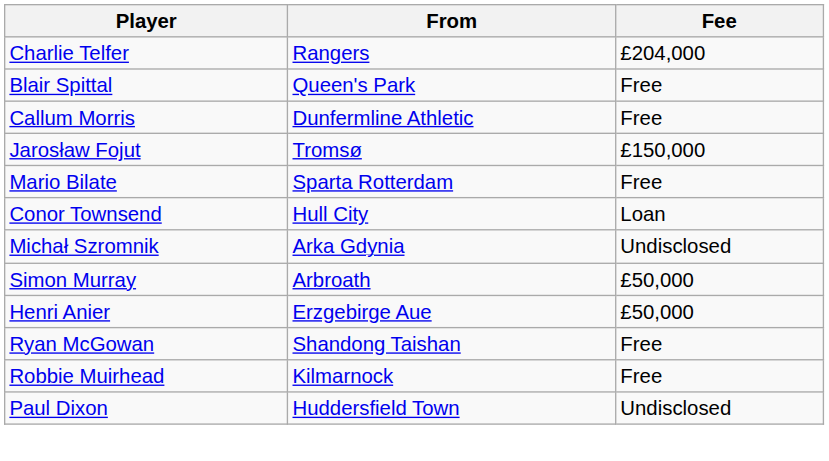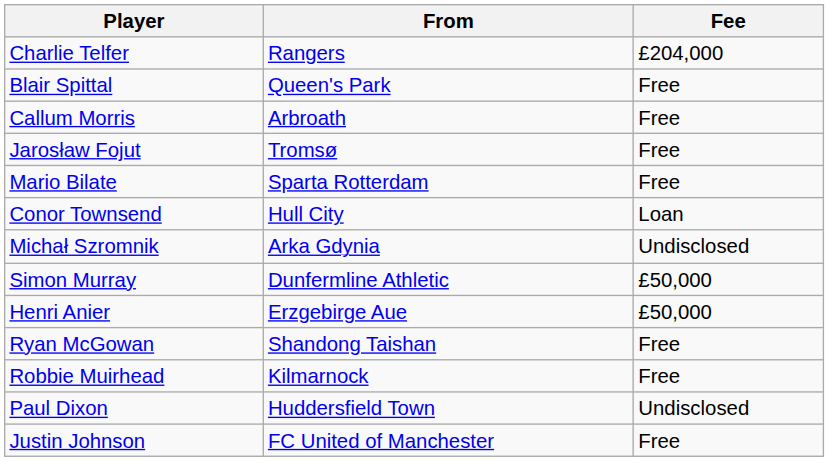(383, 118) Dunfermline Athletic -> (307, 118) Arbroath
(663, 150) £150,000 -> (659, 150) Free
(332, 279) Arbroath -> (358, 279) Dunfermline Athletic
+ row: (77, 440)
